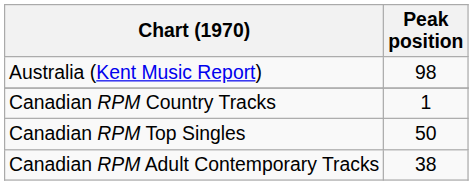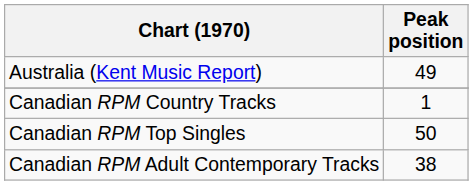(426, 72) 98 -> (426, 72) 49
